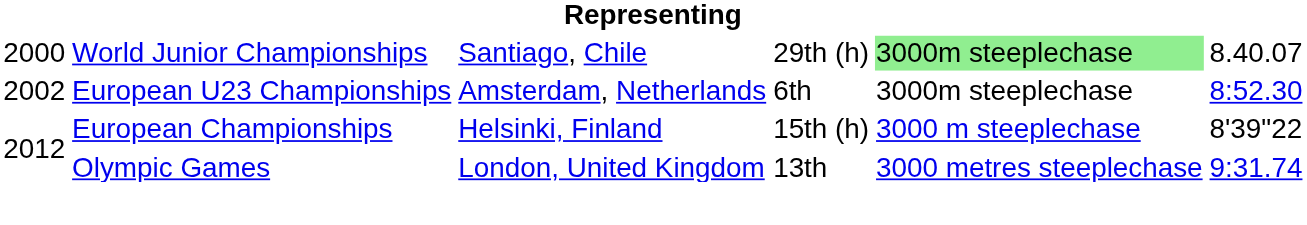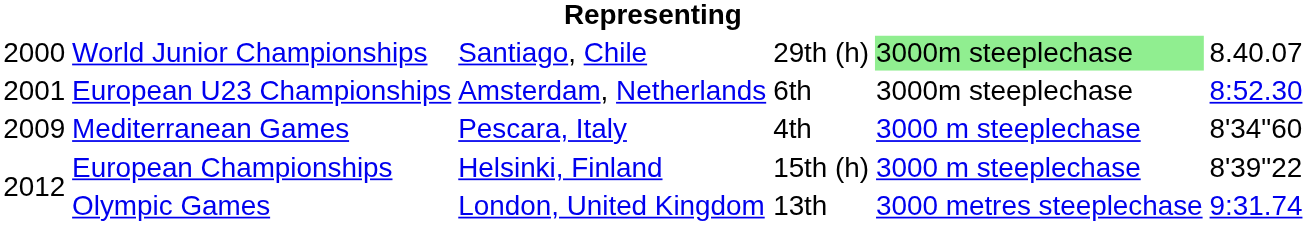(34, 91) 2002 -> (34, 91) 2001
+ row: (211, 129)
